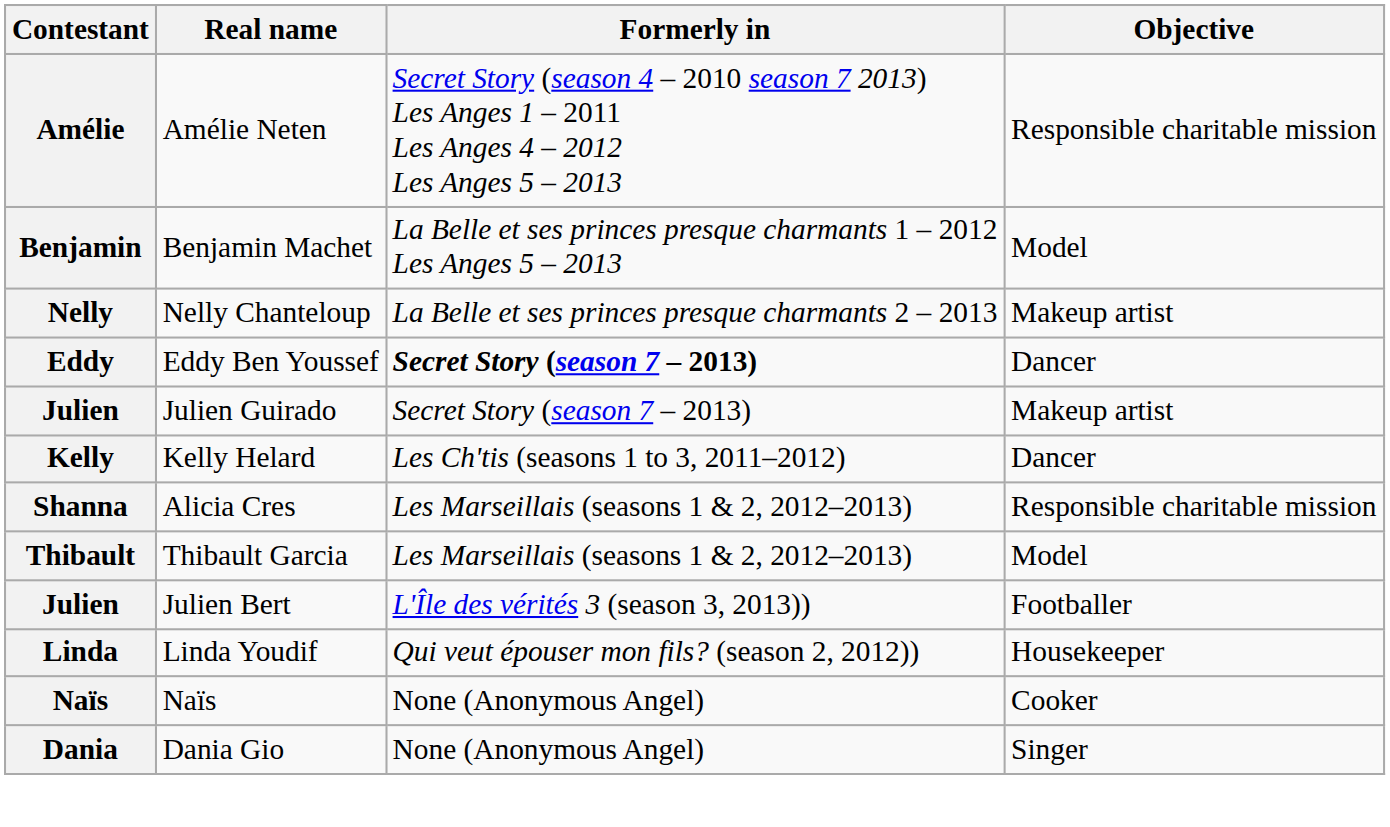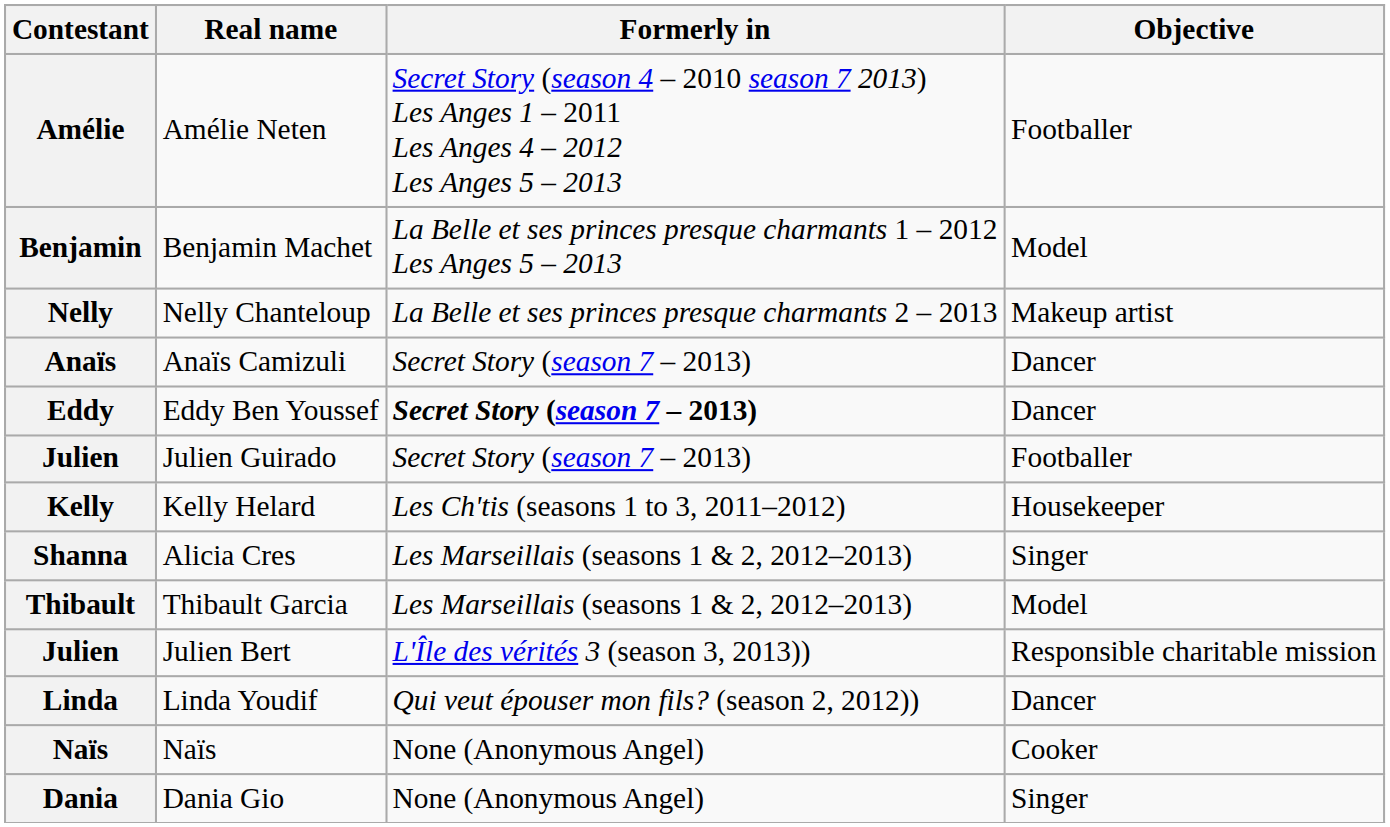(1194, 129) Responsible charitable mission -> (1071, 129) Footballer
+ row: (80, 361)
(1092, 410) Makeup artist -> (1071, 458) Footballer
(1054, 458) Dancer -> (1088, 506) Housekeeper
(1194, 506) Responsible charitable mission -> (1049, 555) Singer
(1071, 603) Footballer -> (1194, 652) Responsible charitable mission
(1088, 652) Housekeeper -> (1054, 700) Dancer
